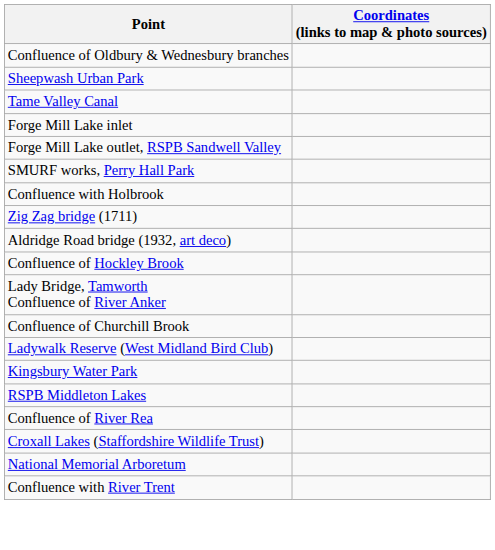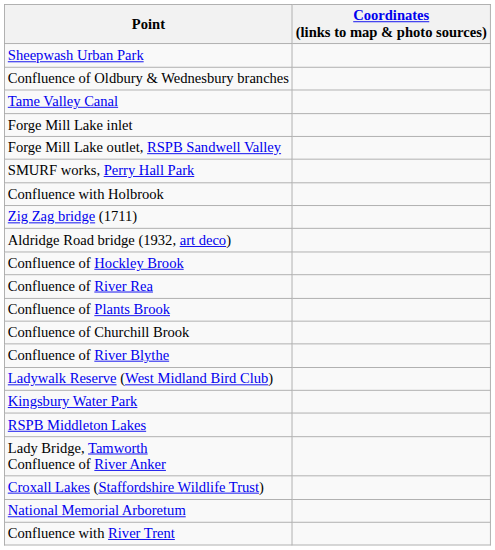rows swapped: (76, 78) <-> (148, 55)
rows swapped: (80, 418) <-> (87, 294)
+ row: (89, 309)
+ row: (88, 355)
